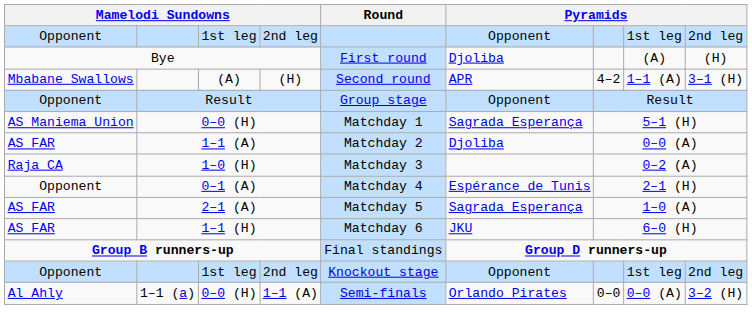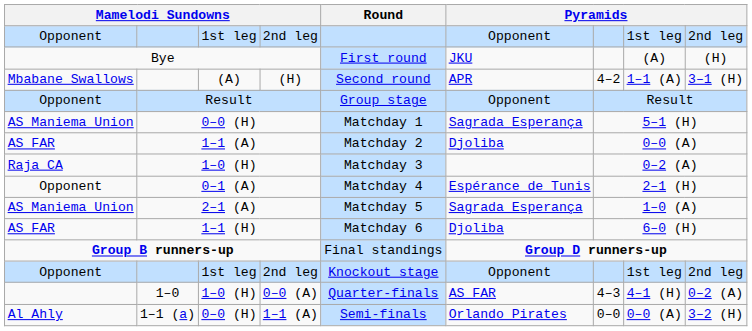(476, 58) Djoliba -> (461, 58) JKU
(31, 208) AS FAR -> (71, 208) AS Maniema Union
(461, 229) JKU -> (476, 229) Djoliba
+ row: (168, 293)
